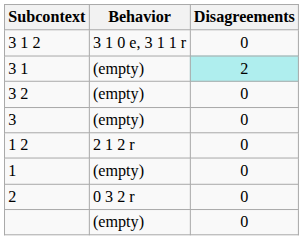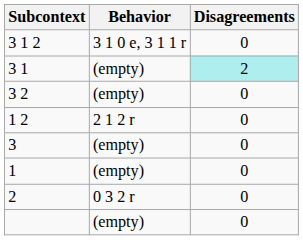rows swapped: (18, 145) <-> (12, 119)
